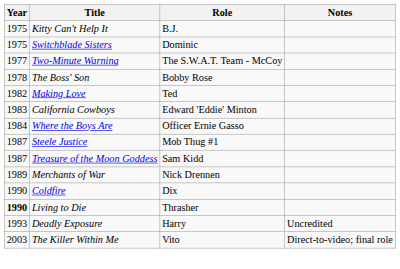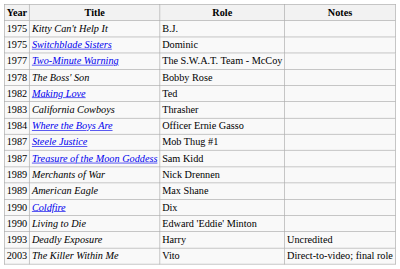(209, 110) Edward 'Eddie' Minton -> (180, 110) Thrasher
+ row: (65, 191)
(17, 207) bold -> (17, 223) normal
(180, 207) Thrasher -> (209, 223) Edward 'Eddie' Minton
